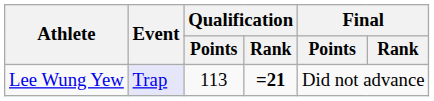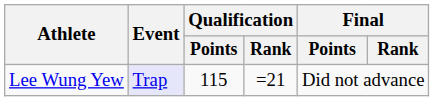(214, 80) 113 -> (214, 80) 115
(271, 80) bold -> (271, 80) normal
